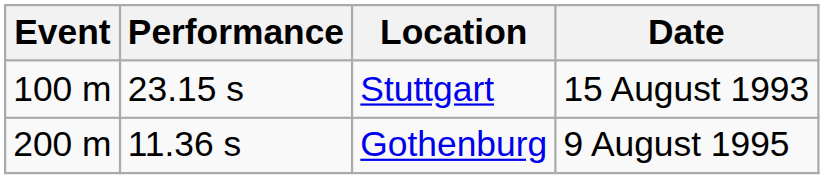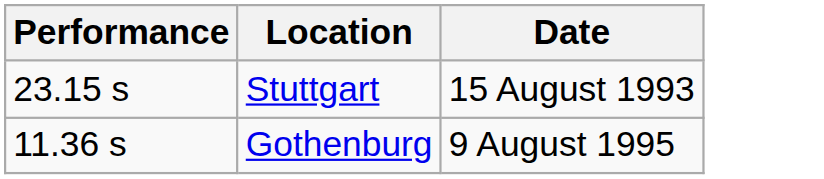- column: (62, 32)
